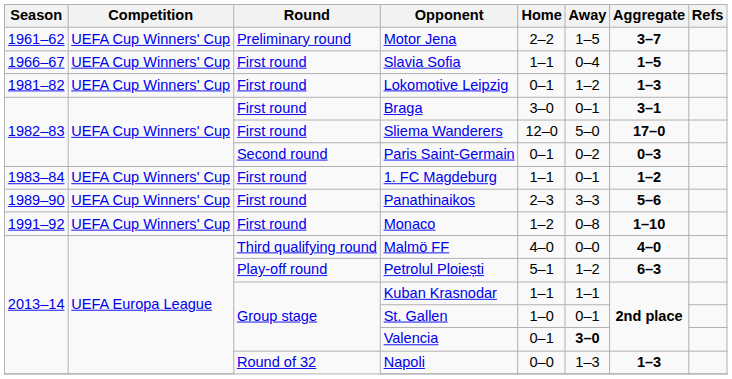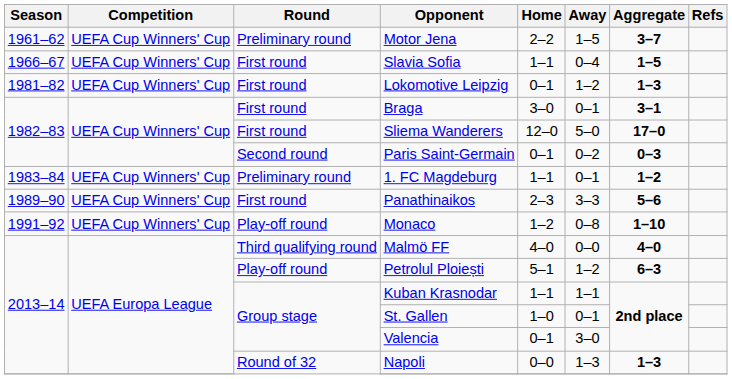(272, 177) First round -> (294, 177) Preliminary round
(272, 223) First round -> (282, 223) Play-off round
(587, 339) bold -> (587, 339) normal
